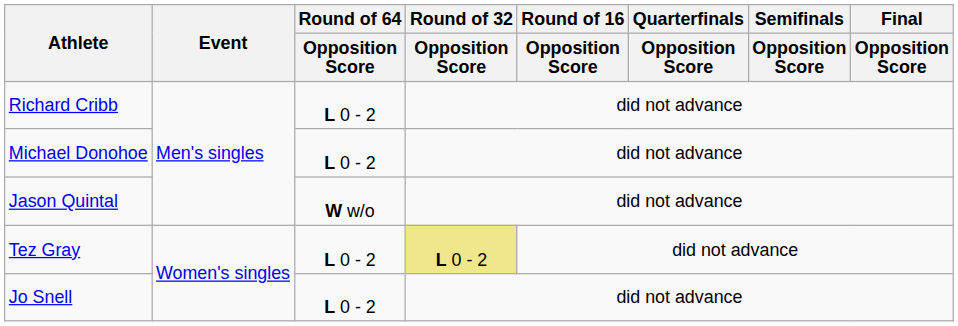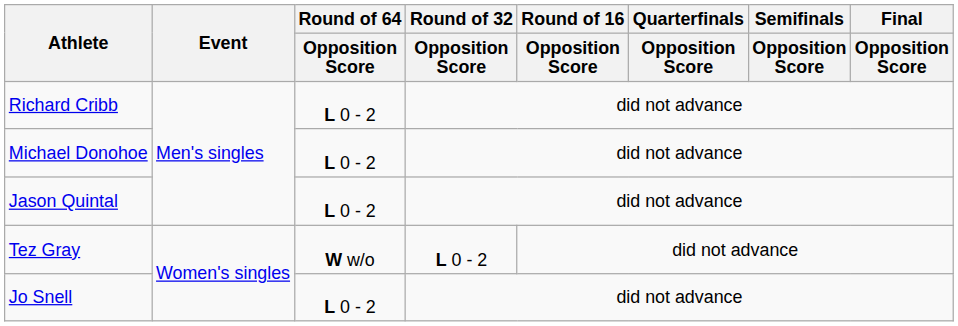(350, 211) W w/o -> (350, 211) L 0 - 2
(350, 259) L 0 - 2 -> (350, 259) W w/o
(461, 259) khaki background -> (461, 259) no background
